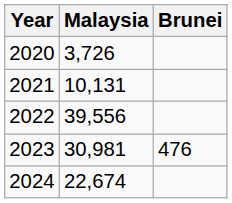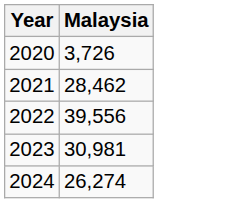- column: (190, 20)
(95, 85) 10,131 -> (95, 85) 28,462
(95, 181) 22,674 -> (95, 181) 26,274
